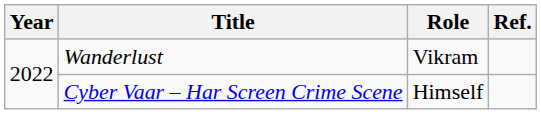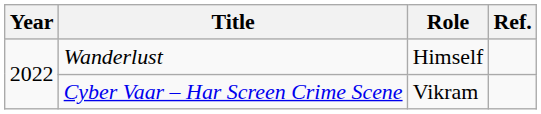(445, 56) Vikram -> (448, 56) Himself
(448, 91) Himself -> (445, 91) Vikram
